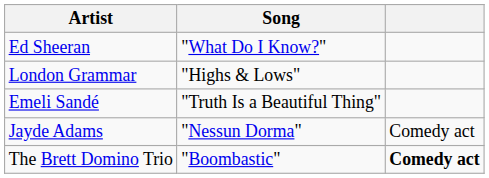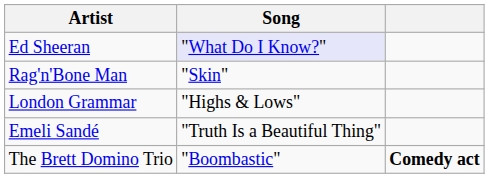(254, 46) no background -> (254, 46) lavender background
+ row: (68, 74)
- row: (56, 131)
